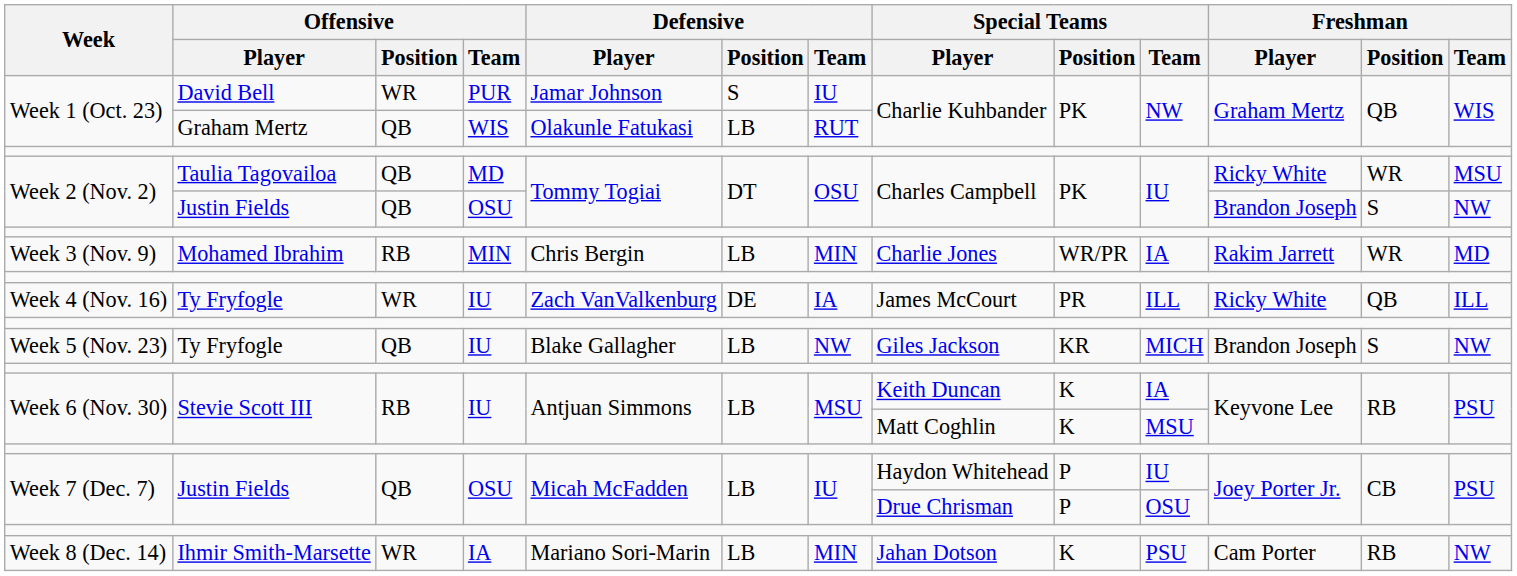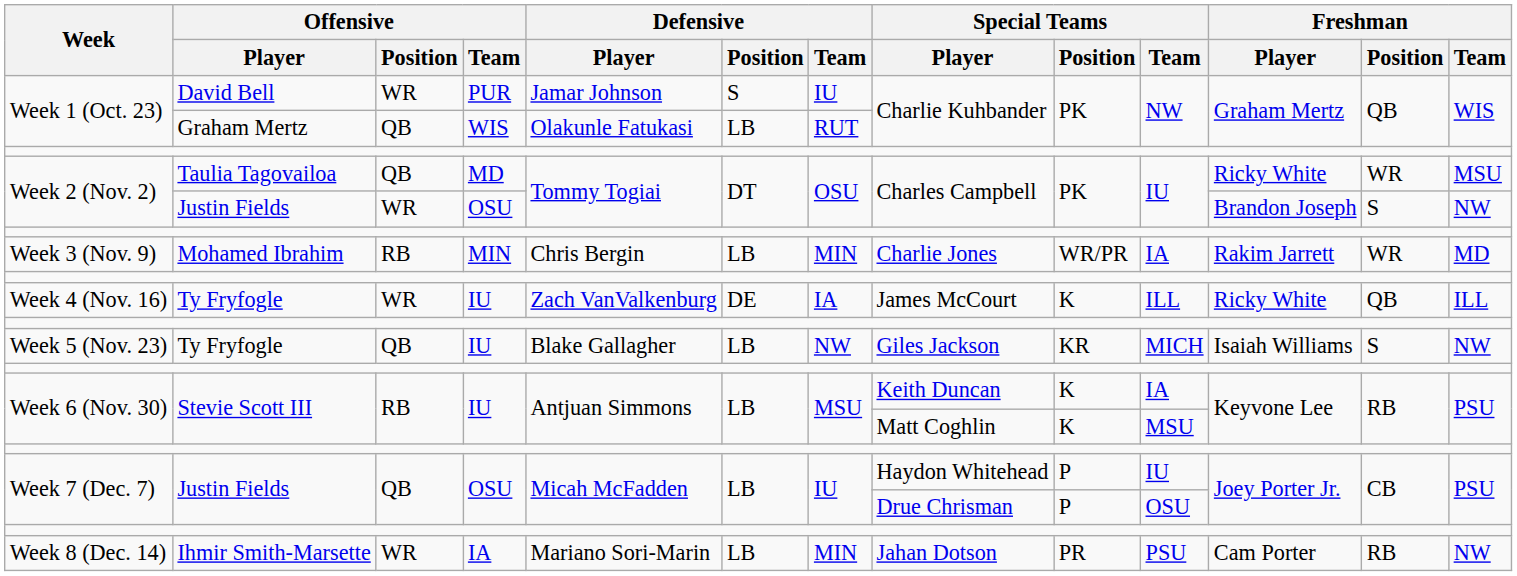(396, 208) QB -> (399, 208) WR
(1072, 299) PR -> (1067, 299) K
(1285, 345) Brandon Joseph -> (1283, 345) Isaiah Williams
(1067, 552) K -> (1072, 552) PR
